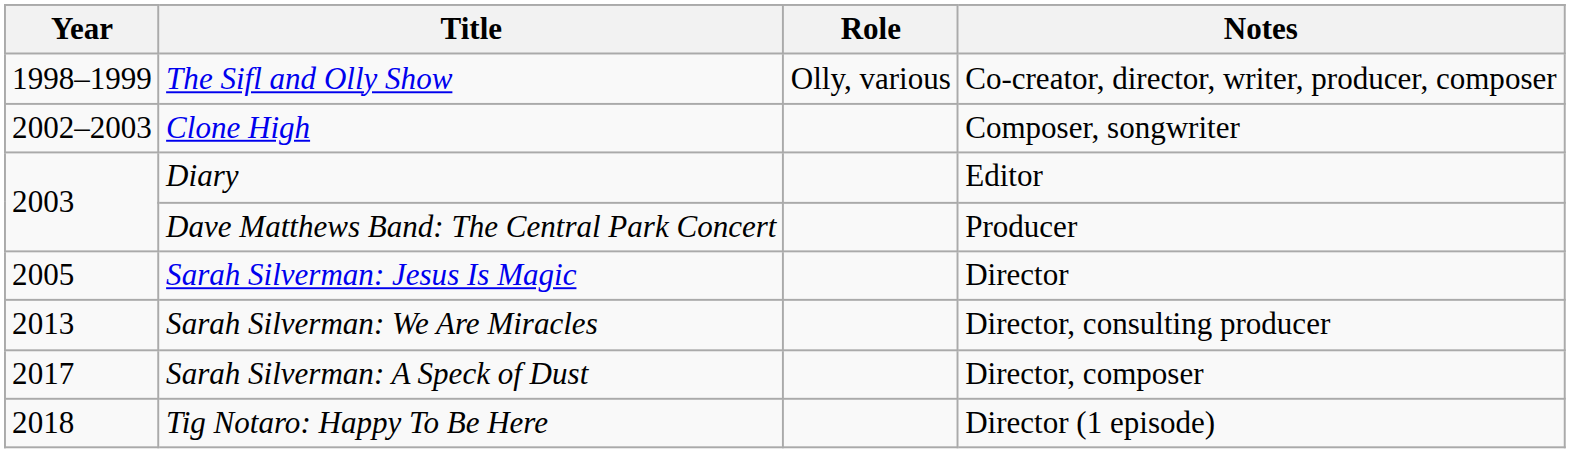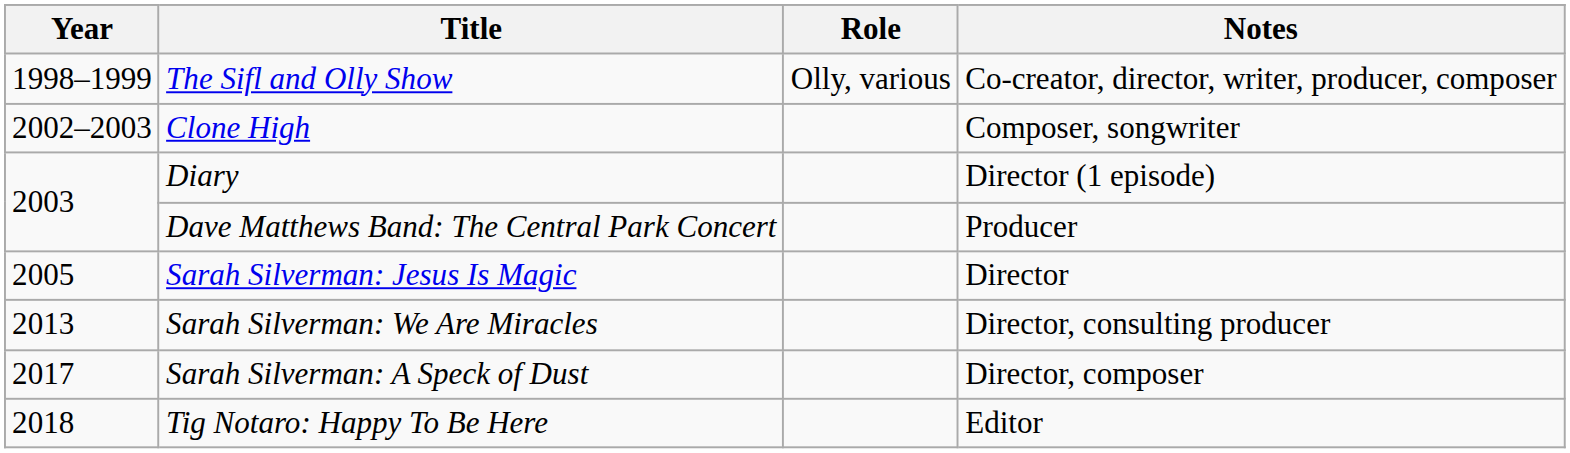(1004, 176) Editor -> (1090, 176) Director (1 episode)
(1090, 422) Director (1 episode) -> (1004, 422) Editor
